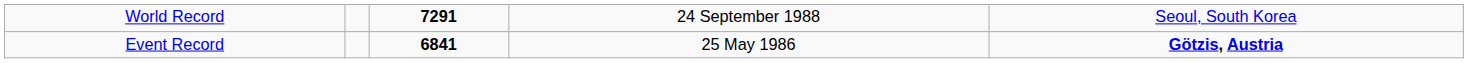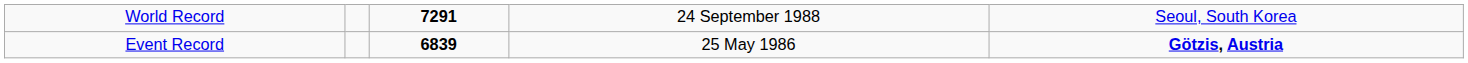(439, 44) 6841 -> (439, 44) 6839
